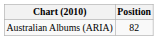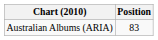(134, 27) 82 -> (134, 27) 83
